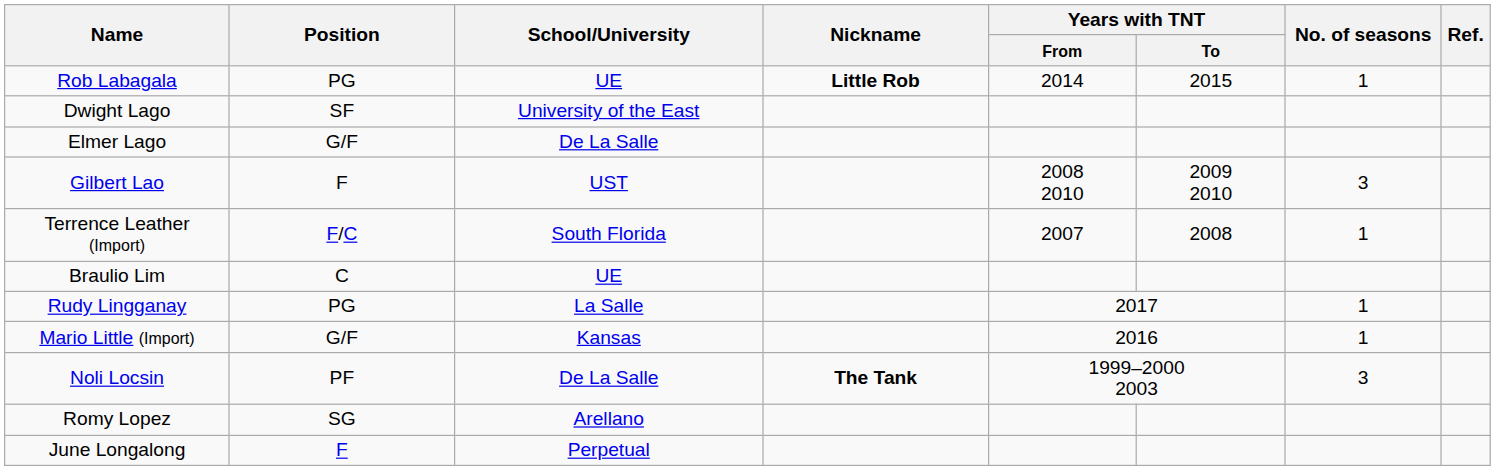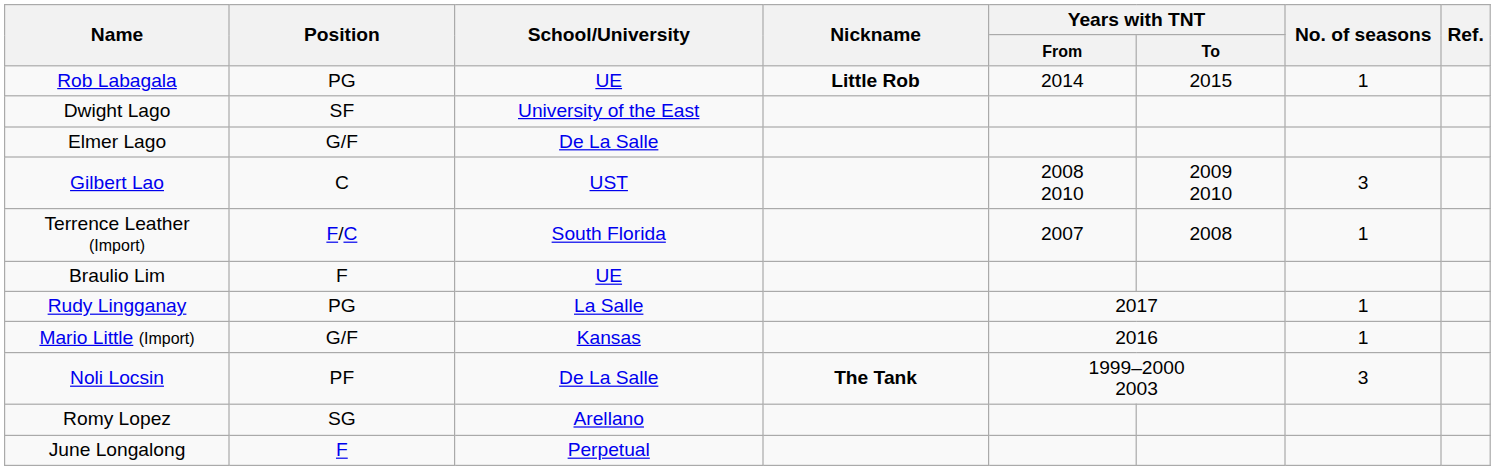(342, 182) F -> (342, 182) C
(342, 276) C -> (342, 276) F
